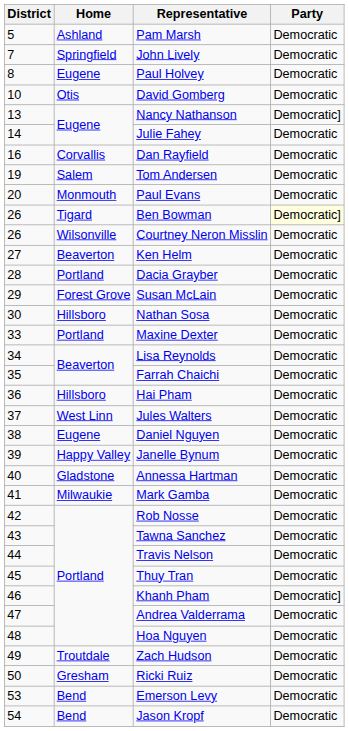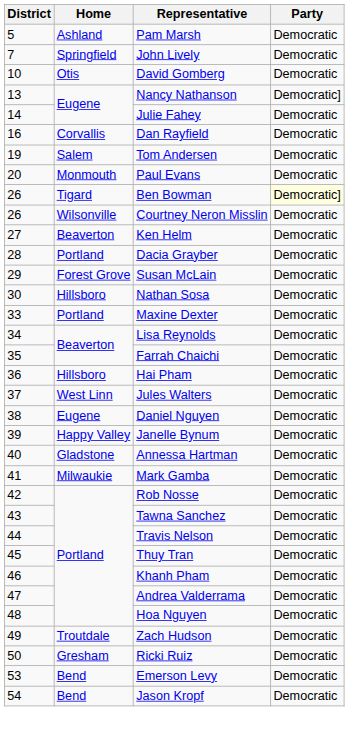- row: (170, 74)
(307, 595) Democratic] -> (305, 575) Democratic
